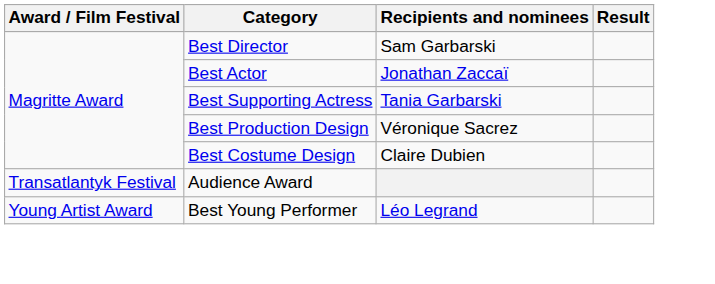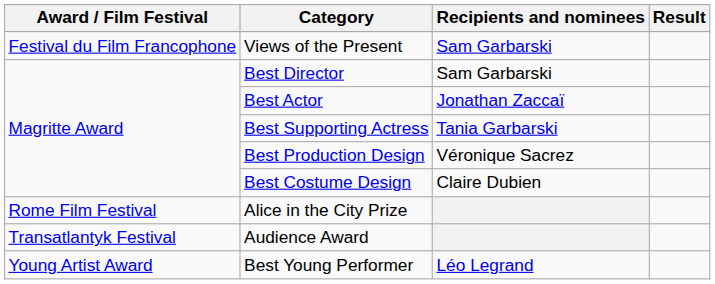+ row: (323, 45)
+ row: (326, 210)
